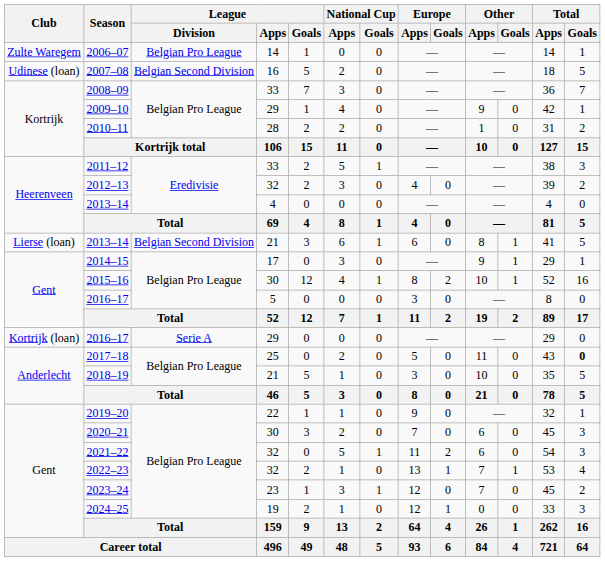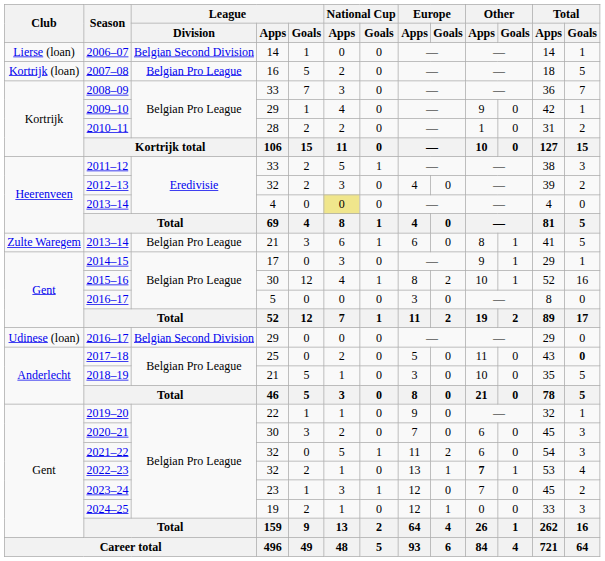(44, 52) Zulte Waregem -> (44, 52) Lierse (loan)
(194, 52) Belgian Pro League -> (194, 52) Belgian Second Division
(44, 71) Udinese (loan) -> (44, 71) Kortrijk (loan)
(194, 71) Belgian Second Division -> (194, 71) Belgian Pro League
(342, 204) no background -> (342, 204) khaki background
(44, 242) Lierse (loan) -> (44, 242) Zulte Waregem
(194, 242) Belgian Second Division -> (194, 242) Belgian Pro League
(44, 337) Kortrijk (loan) -> (44, 337) Udinese (loan)
(194, 337) Serie A -> (194, 337) Belgian Second Division
(482, 470) normal -> (482, 470) bold
